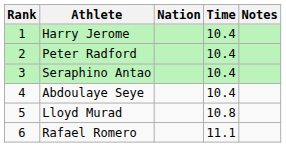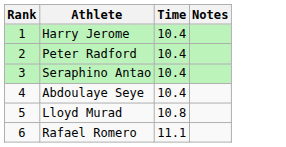- column: (179, 14)
